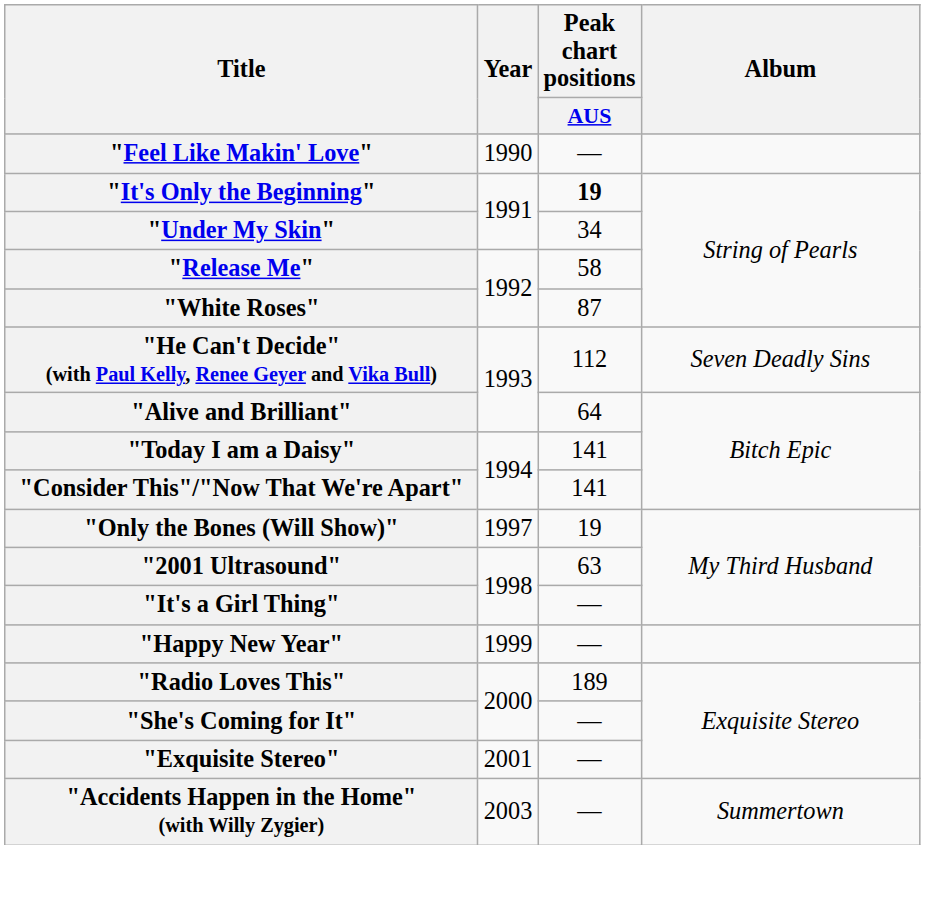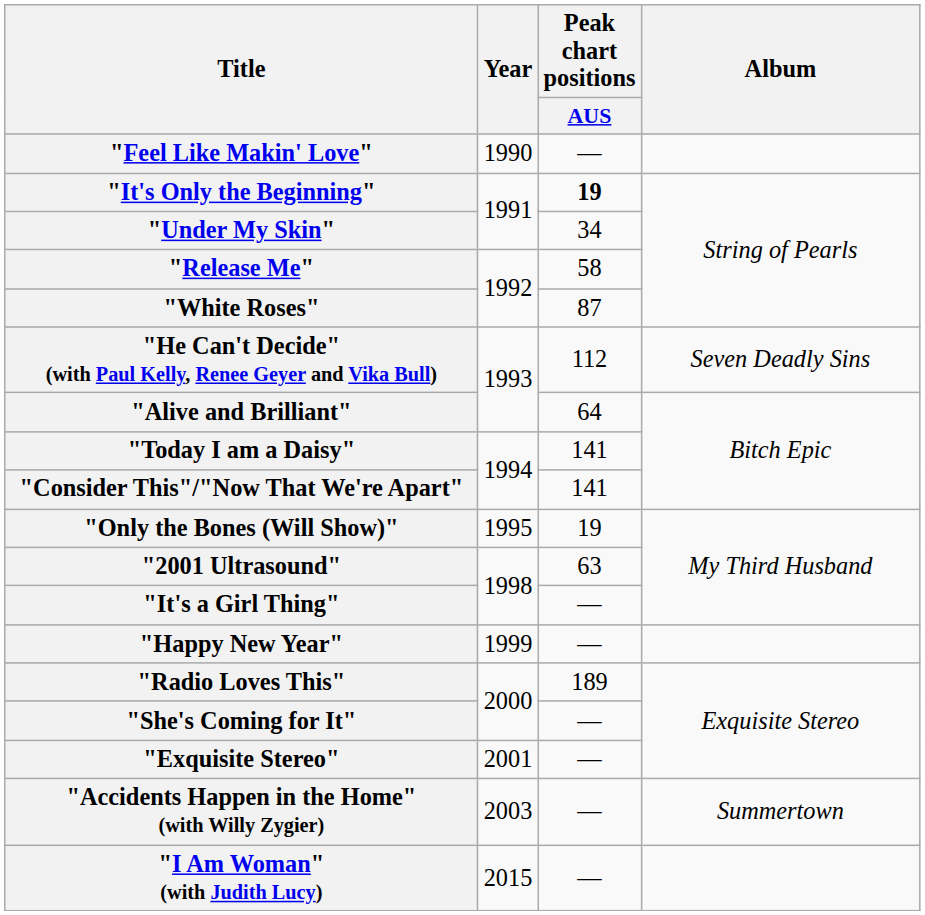(508, 527) 1997 -> (508, 527) 1995
+ row: (241, 877)
